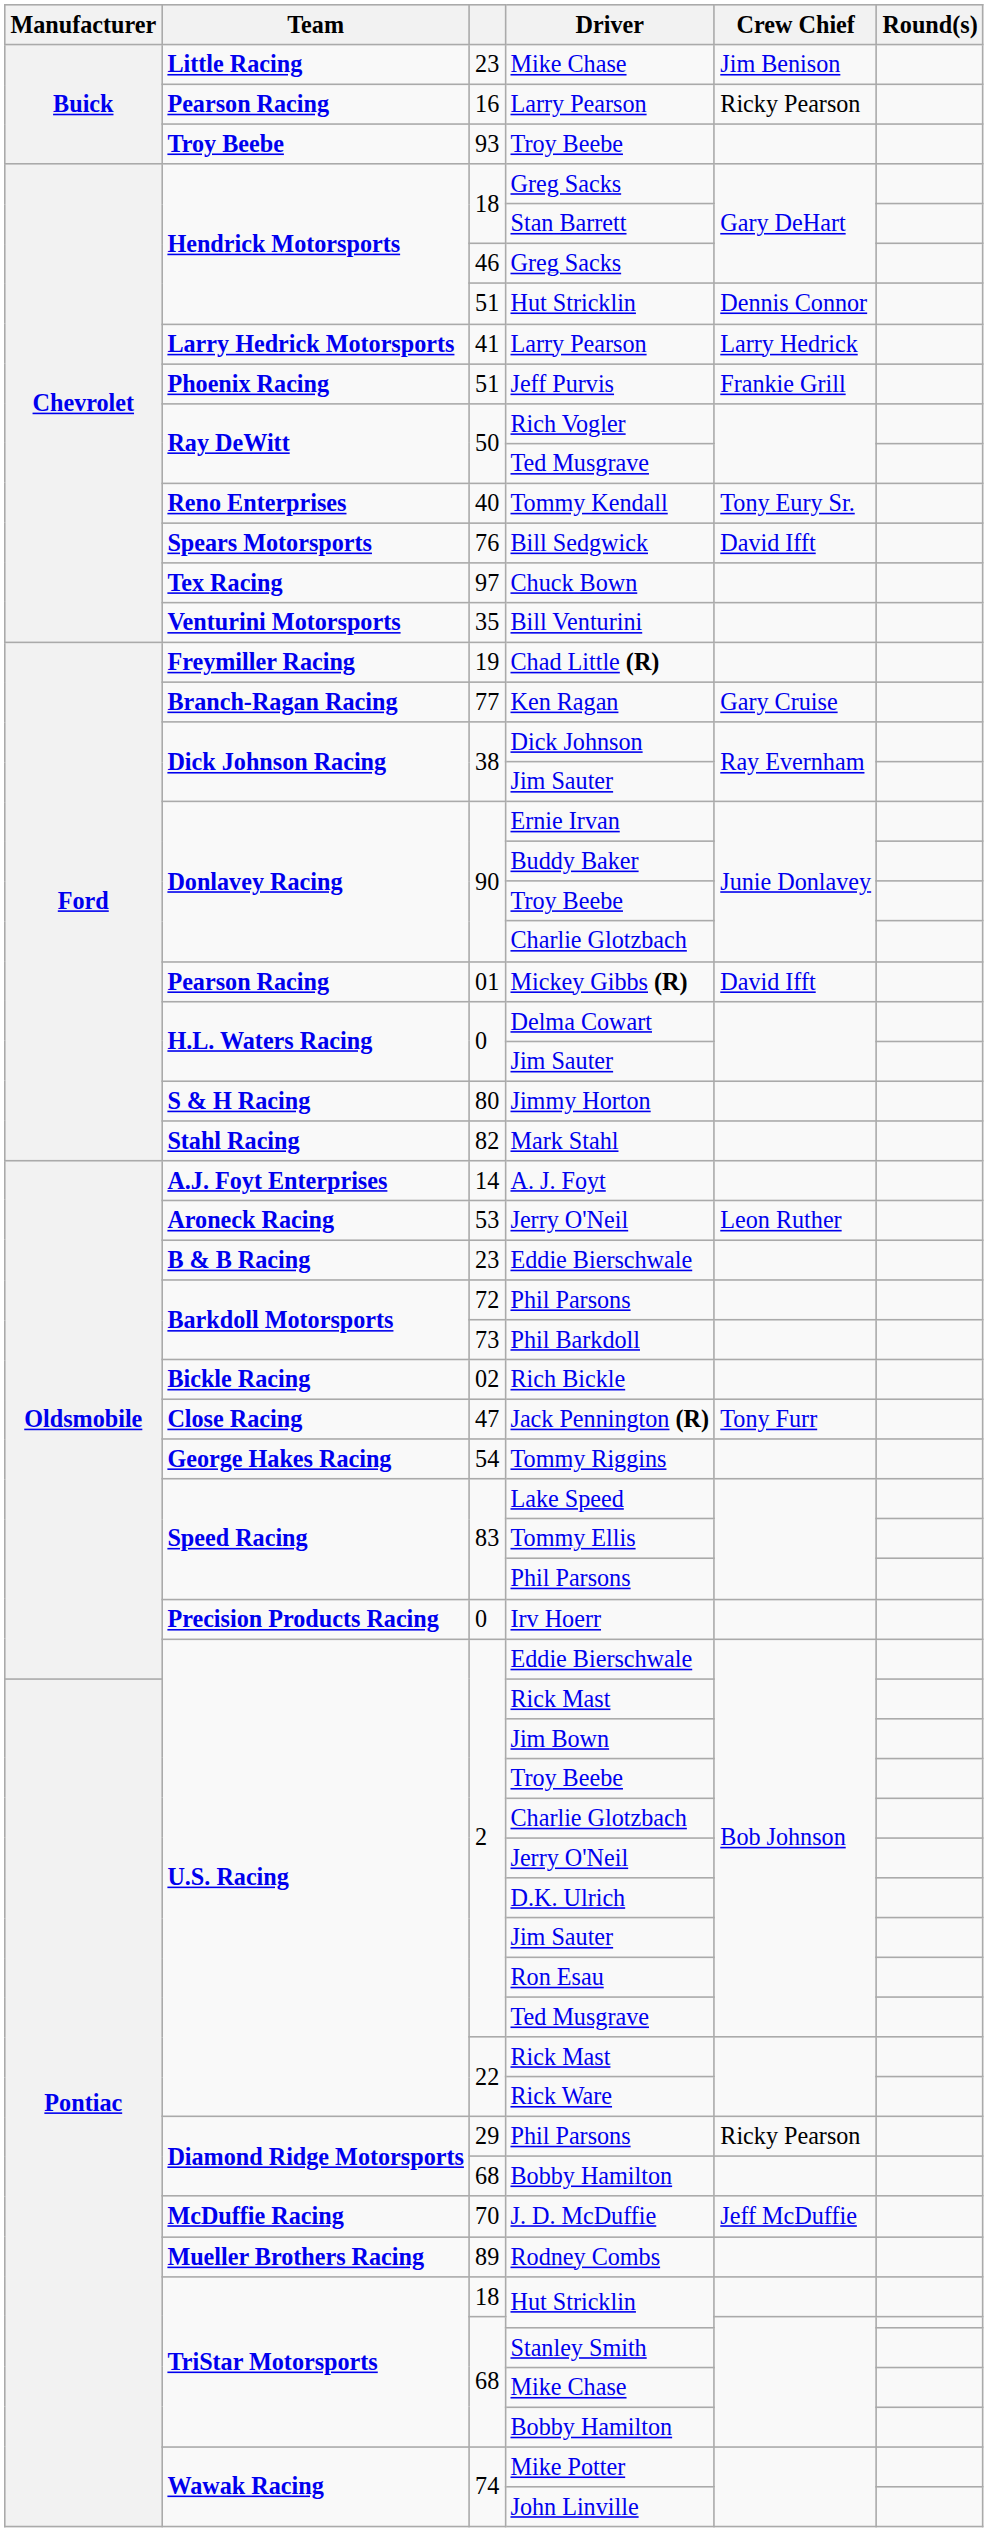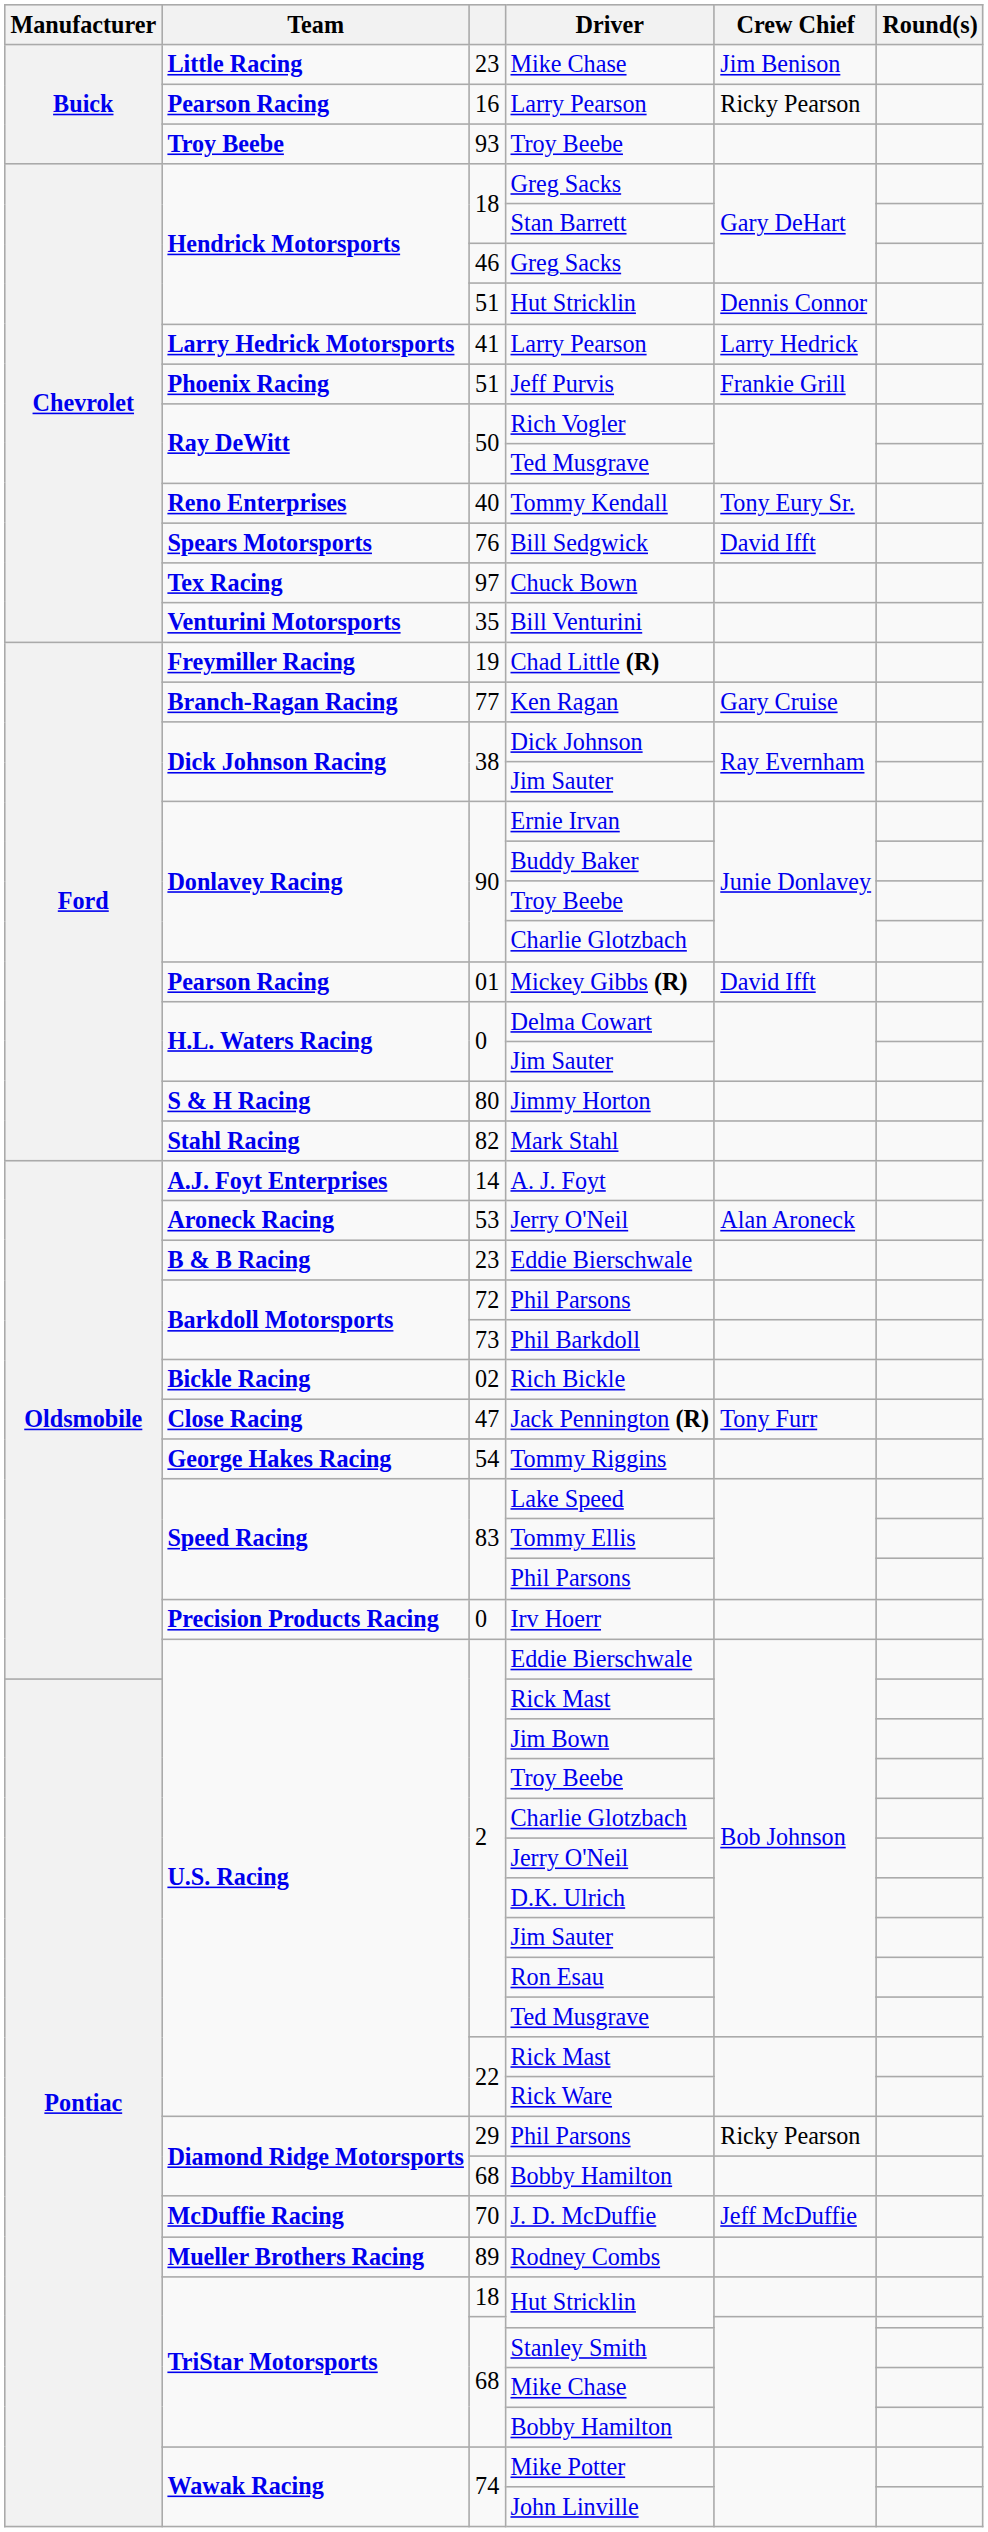(781, 1220) Leon Ruther -> (788, 1220) Alan Aroneck
